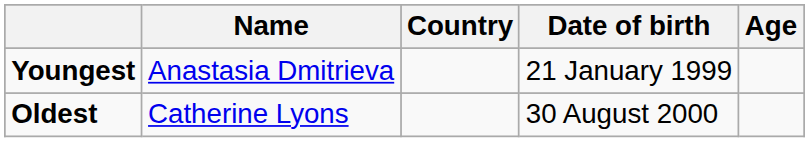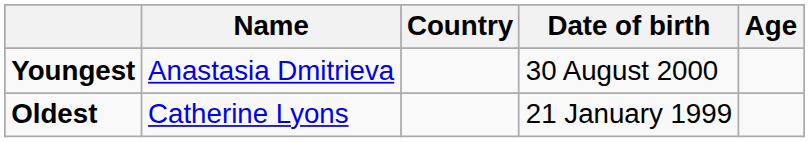(629, 70) 21 January 1999 -> (622, 70) 30 August 2000
(622, 114) 30 August 2000 -> (629, 114) 21 January 1999
